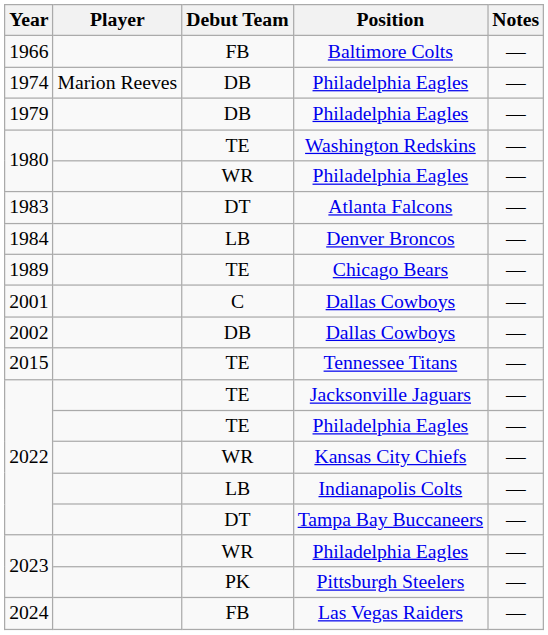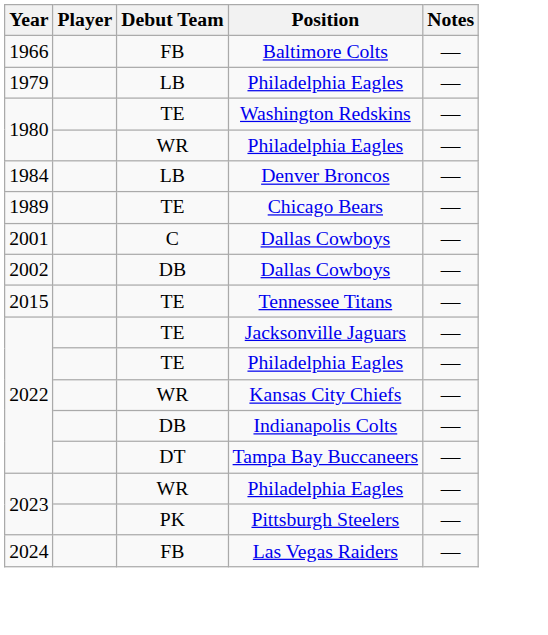- row: (29, 82)
(237, 113) DB -> (172, 82) LB
- row: (29, 207)
(237, 488) LB -> (172, 425) DB
